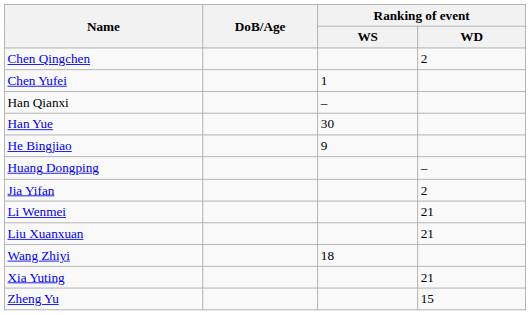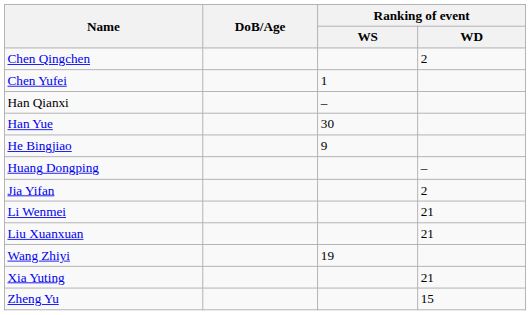(327, 255) 18 -> (327, 255) 19
